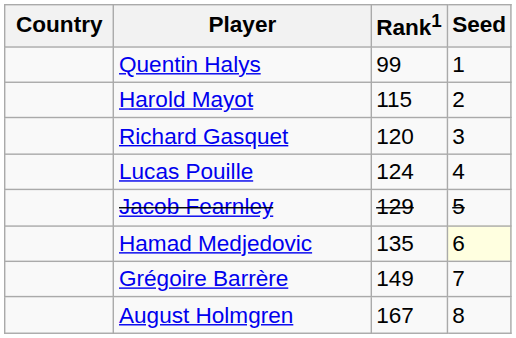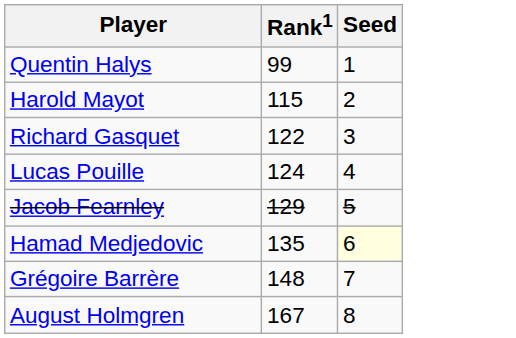- column: (59, 25)
(395, 135) 120 -> (286, 135) 122
(395, 278) 149 -> (286, 278) 148
